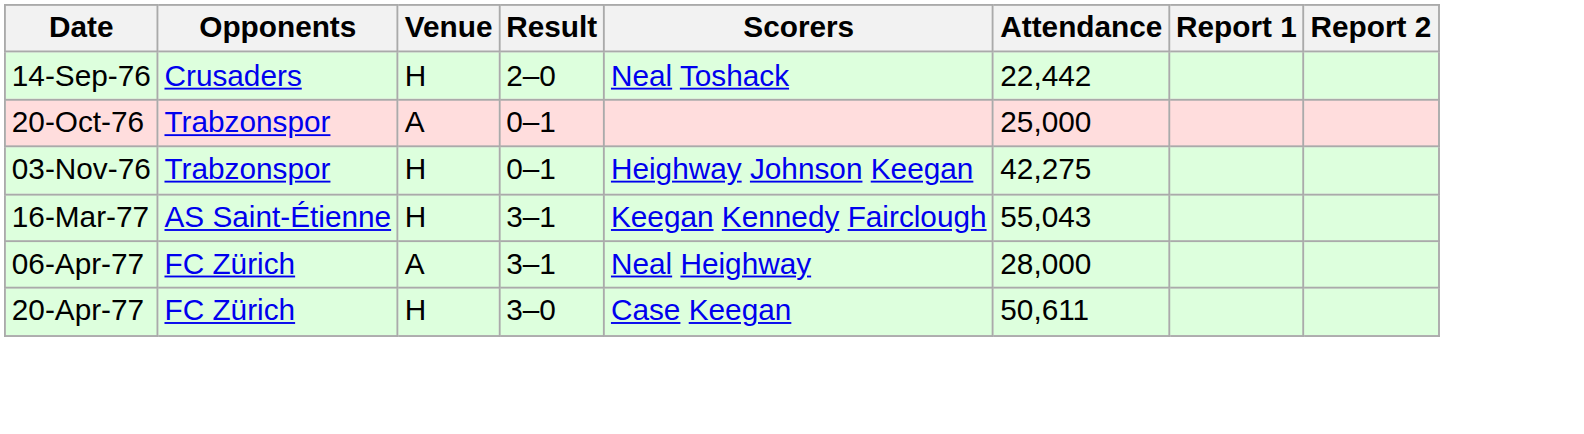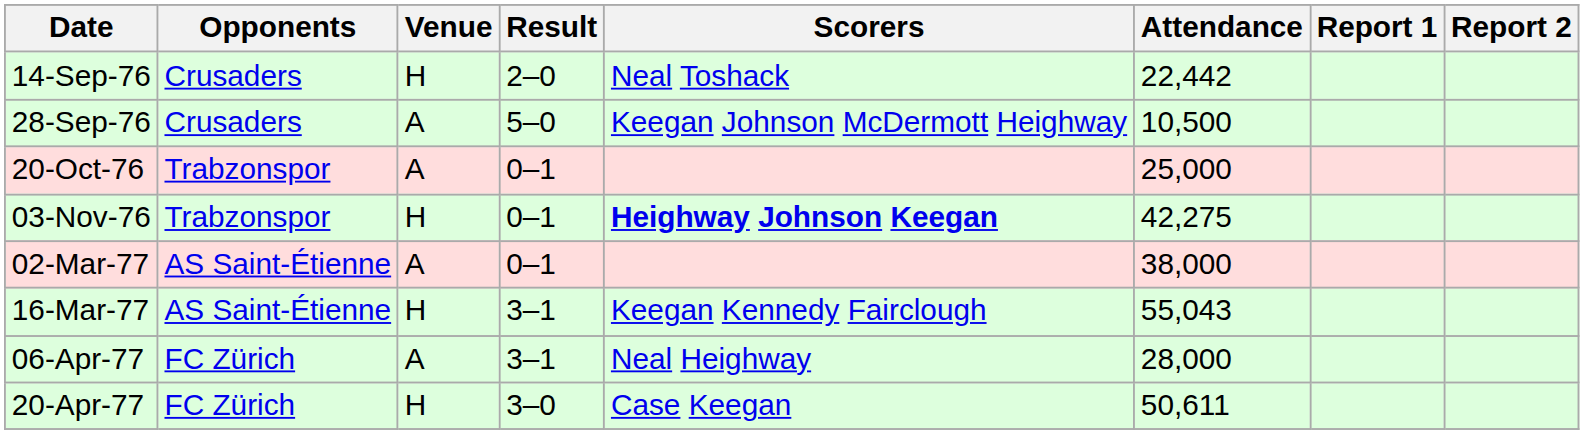+ row: (81, 122)
(792, 169) normal -> (804, 216) bold
+ row: (80, 264)
